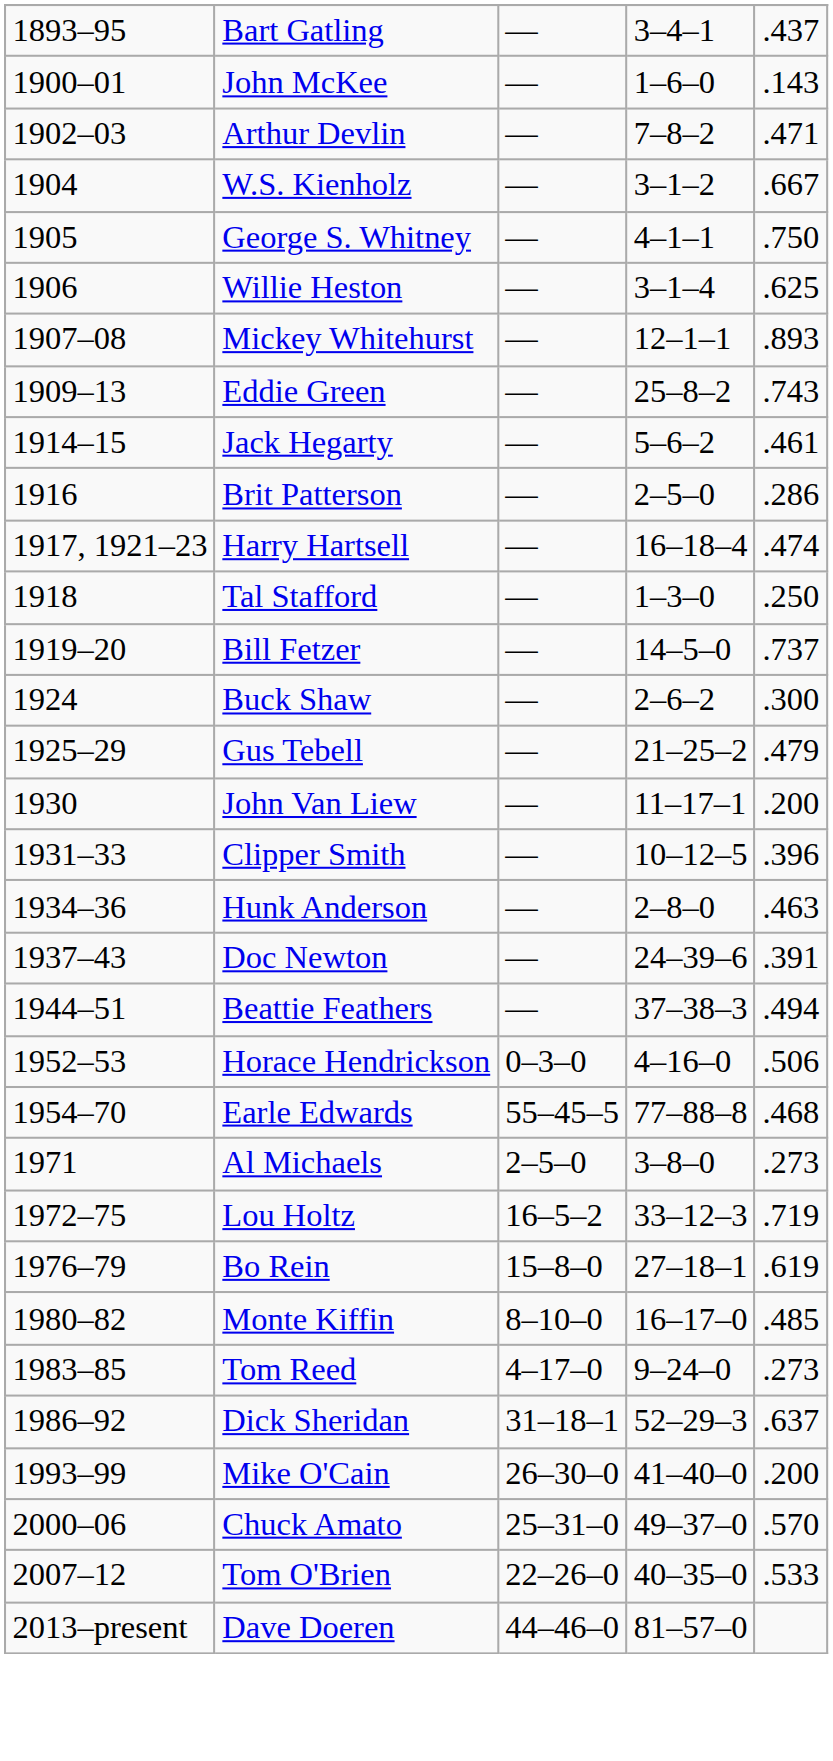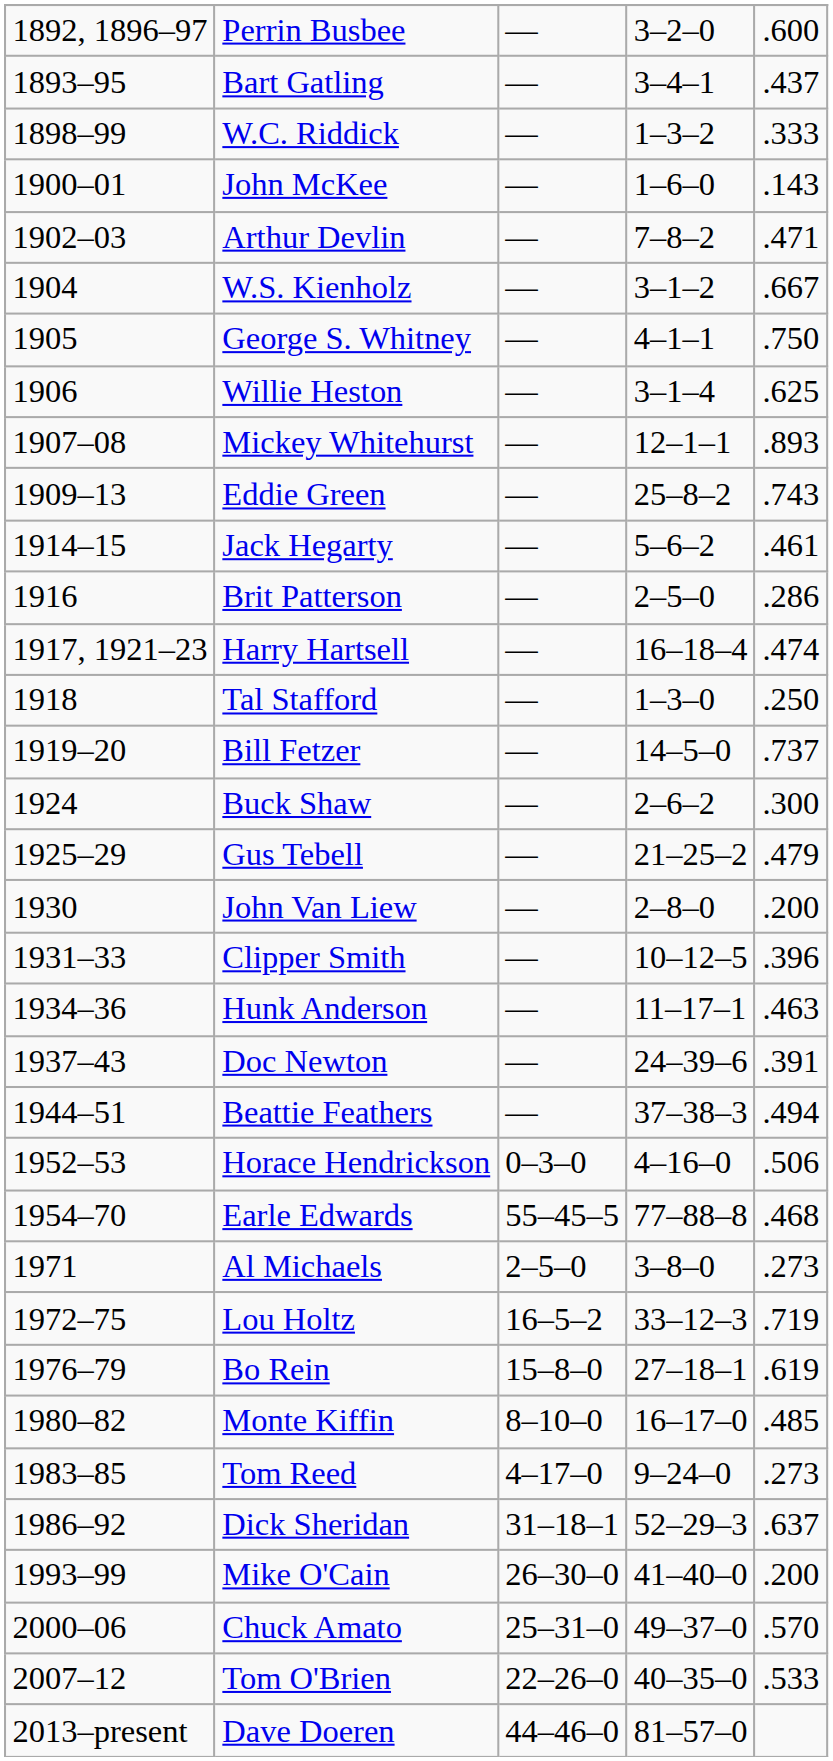+ row: (314, 30)
+ row: (311, 133)
(690, 802) 11–17–1 -> (674, 905) 2–8–0
(674, 905) 2–8–0 -> (690, 1008) 11–17–1
